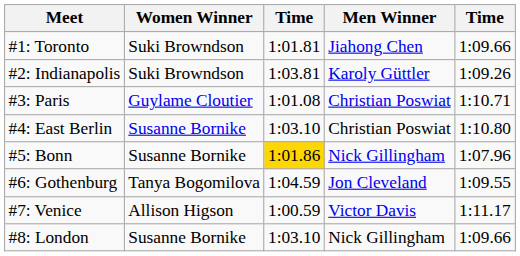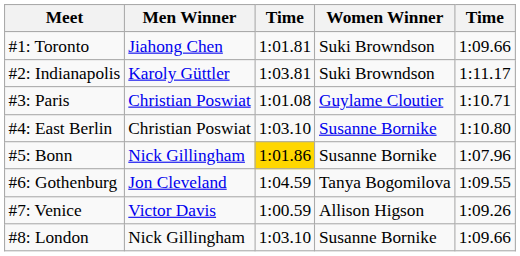columns swapped: (390, 18) <-> (194, 18)
(485, 73) 1:09.26 -> (485, 73) 1:11.17
(485, 210) 1:11.17 -> (485, 210) 1:09.26
